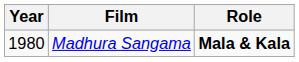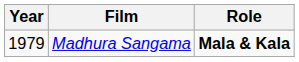(26, 43) 1980 -> (26, 43) 1979
